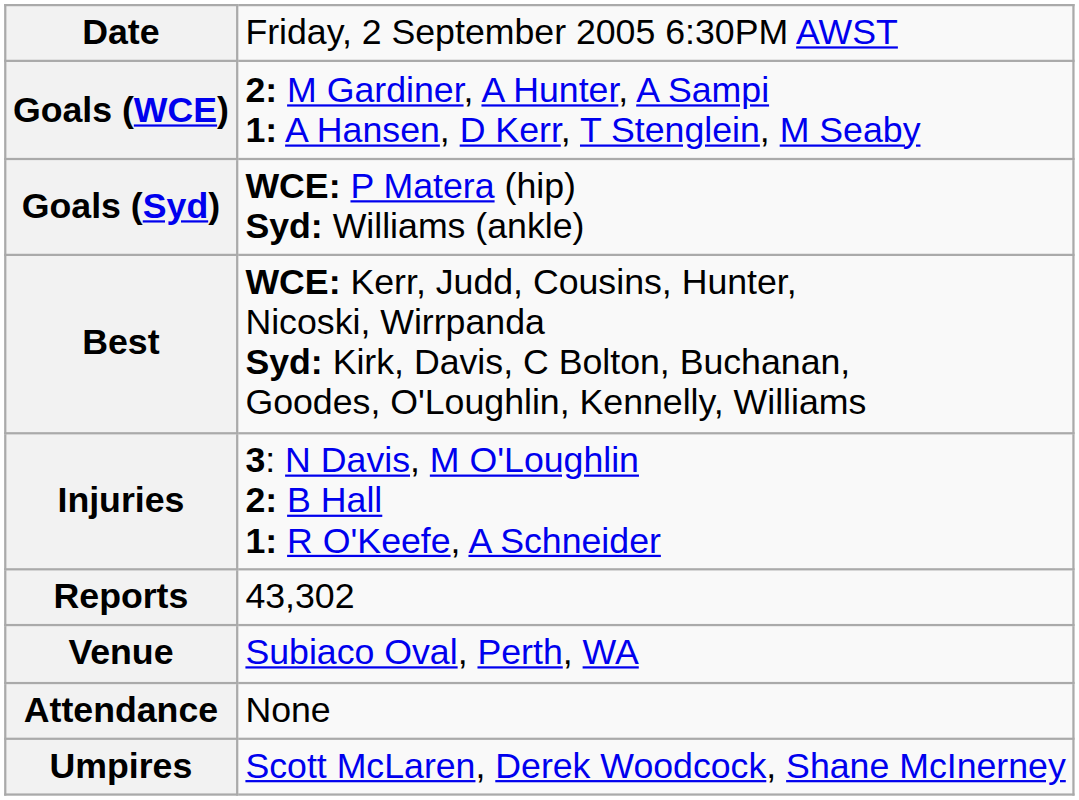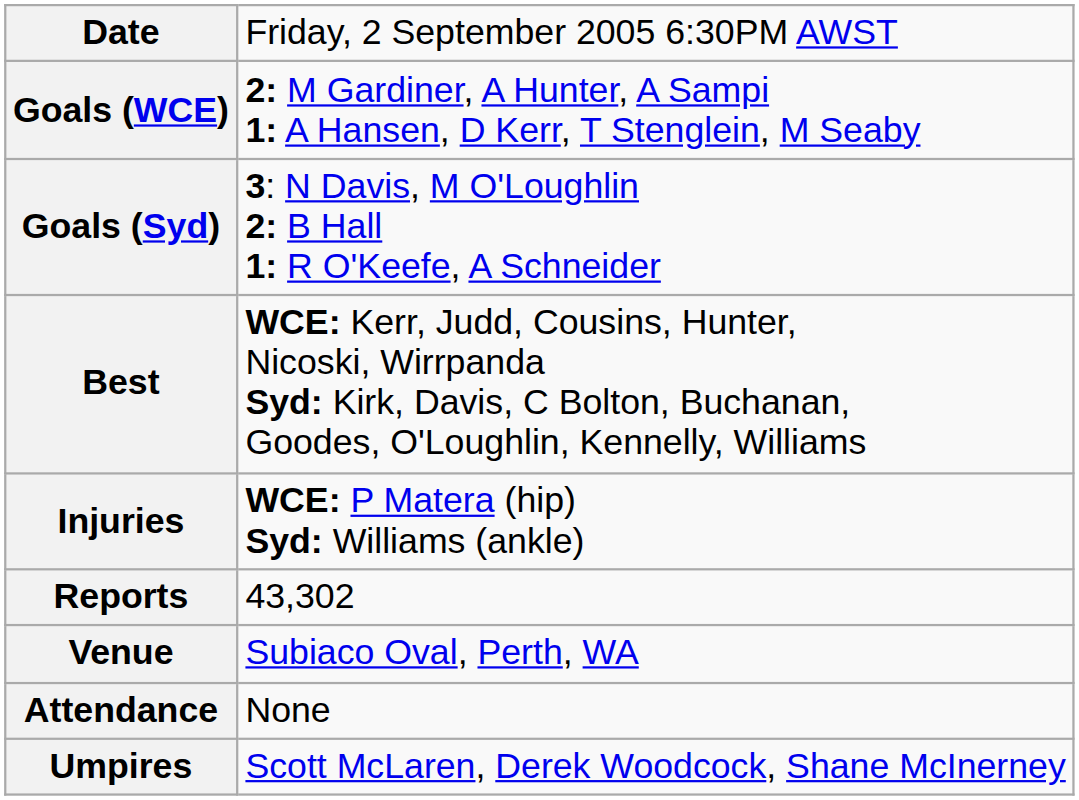(415, 206) WCE: P Matera (hip) Syd: Williams (ankle) -> (453, 226) 3: N Davis, M O'Loughlin 2: B Hall 1: R O'Keefe, A Schneider
(453, 499) 3: N Davis, M O'Loughlin 2: B Hall 1: R O'Keefe, A Schneider -> (415, 520) WCE: P Matera (hip) Syd: Williams (ankle)
